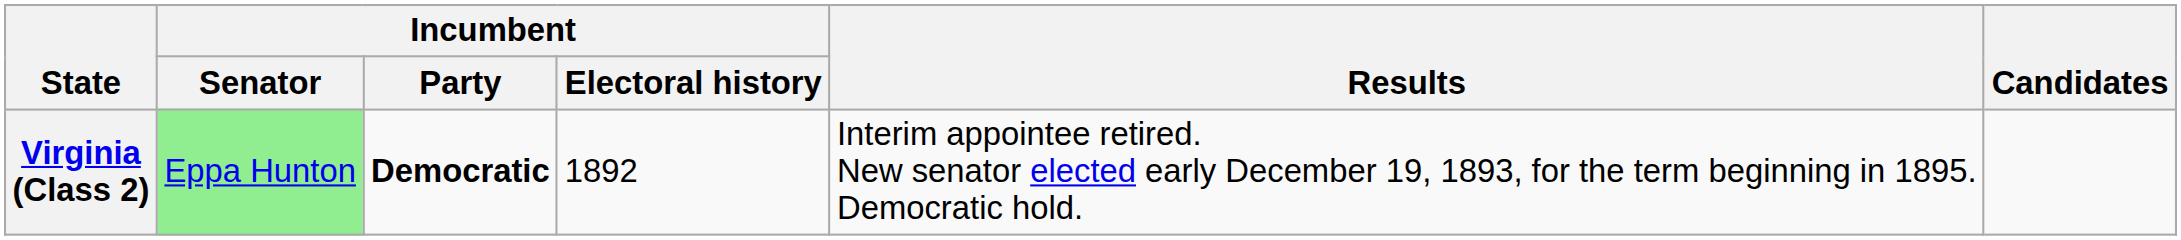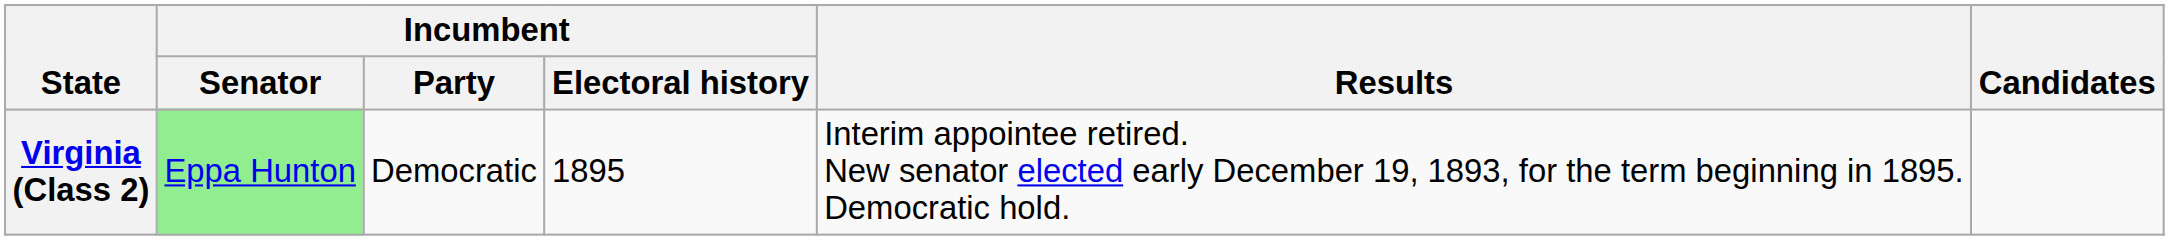(460, 171) bold -> (454, 171) normal
(601, 171) 1892 -> (589, 171) 1895
